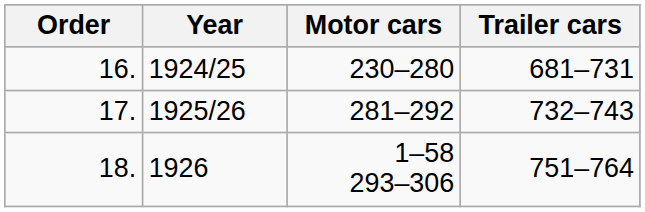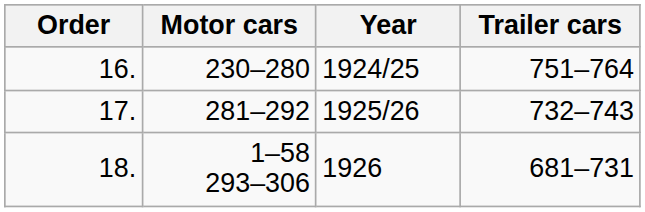columns swapped: (215, 25) <-> (374, 25)
(582, 68) 681–731 -> (582, 68) 751–764
(582, 168) 751–764 -> (582, 168) 681–731
